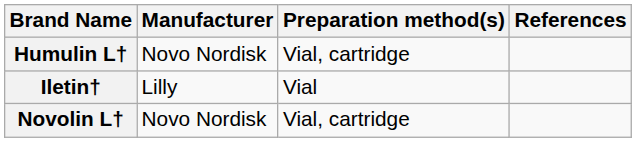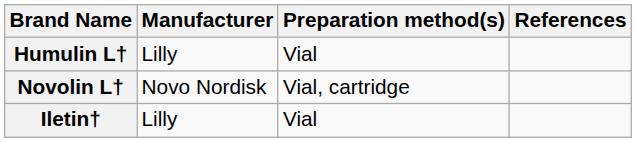(204, 53) Novo Nordisk -> (159, 53) Lilly
(346, 53) Vial, cartridge -> (300, 53) Vial
rows swapped: (71, 119) <-> (71, 86)
